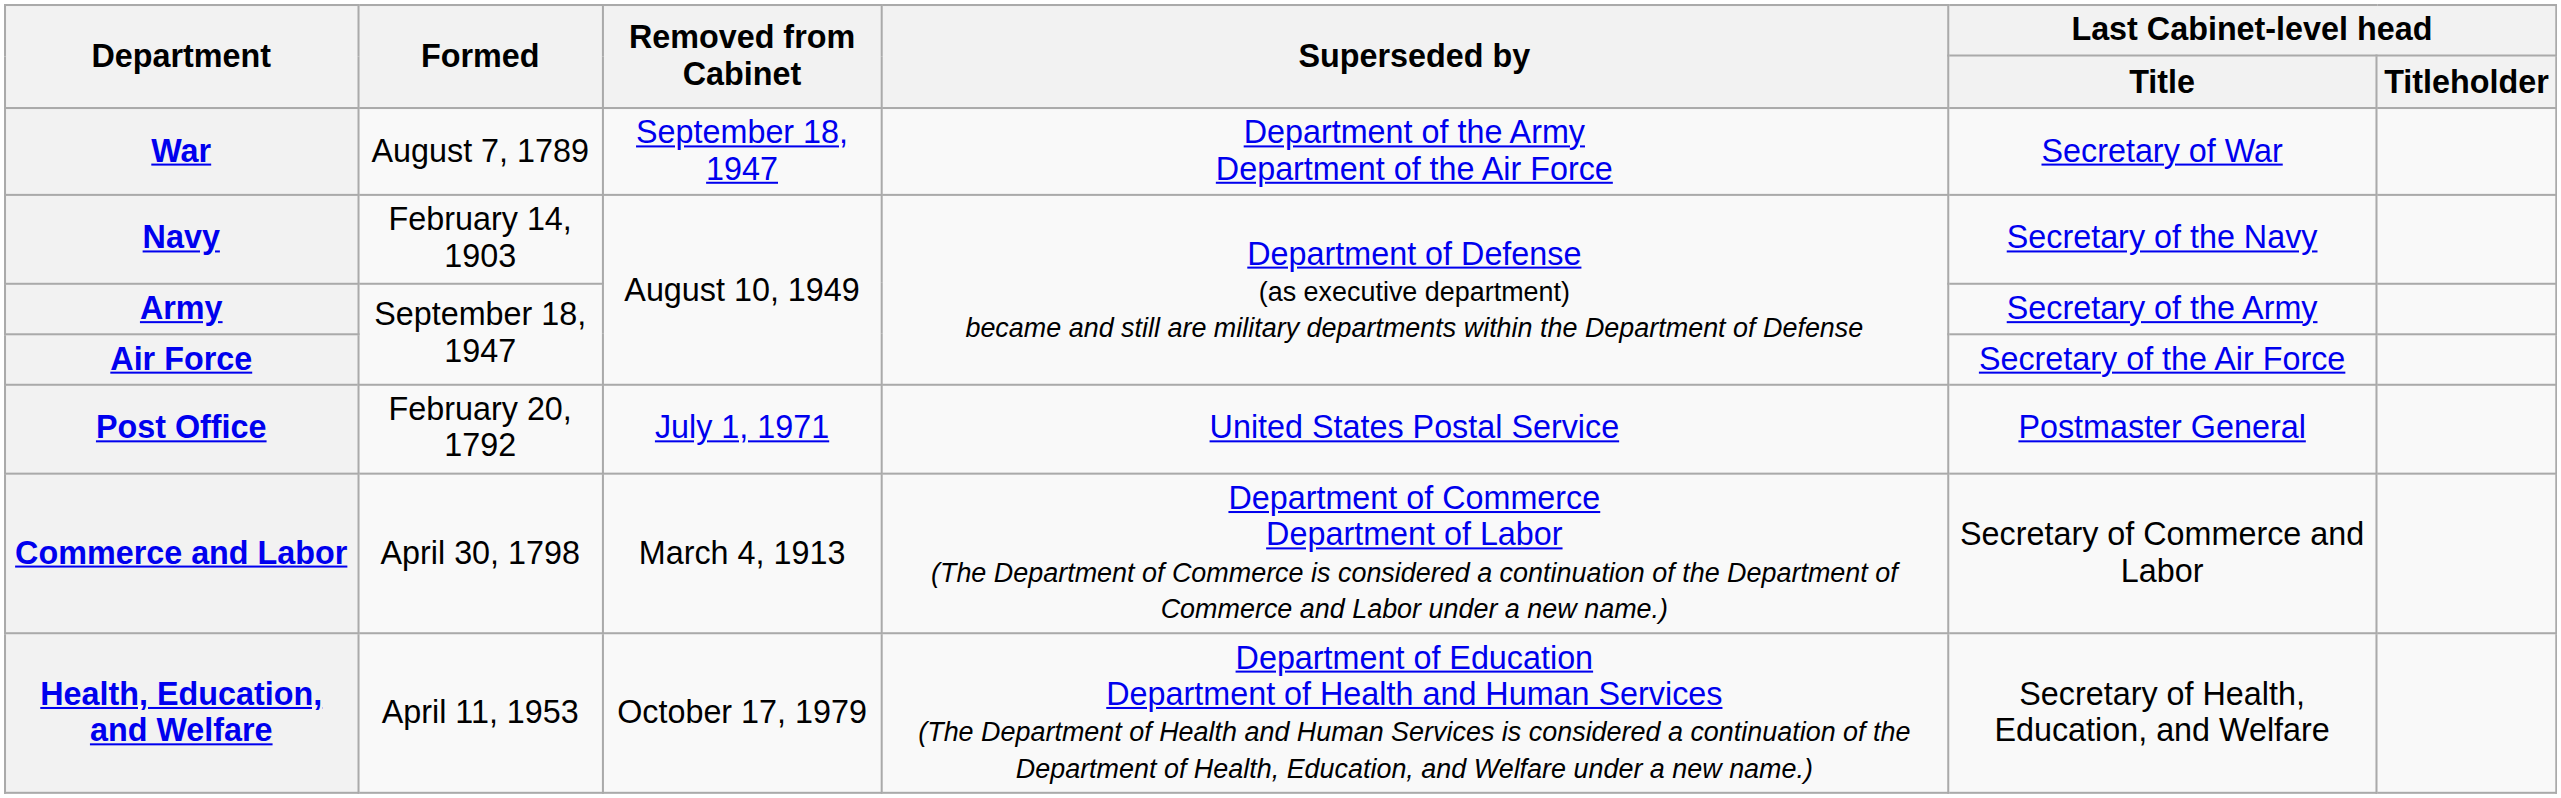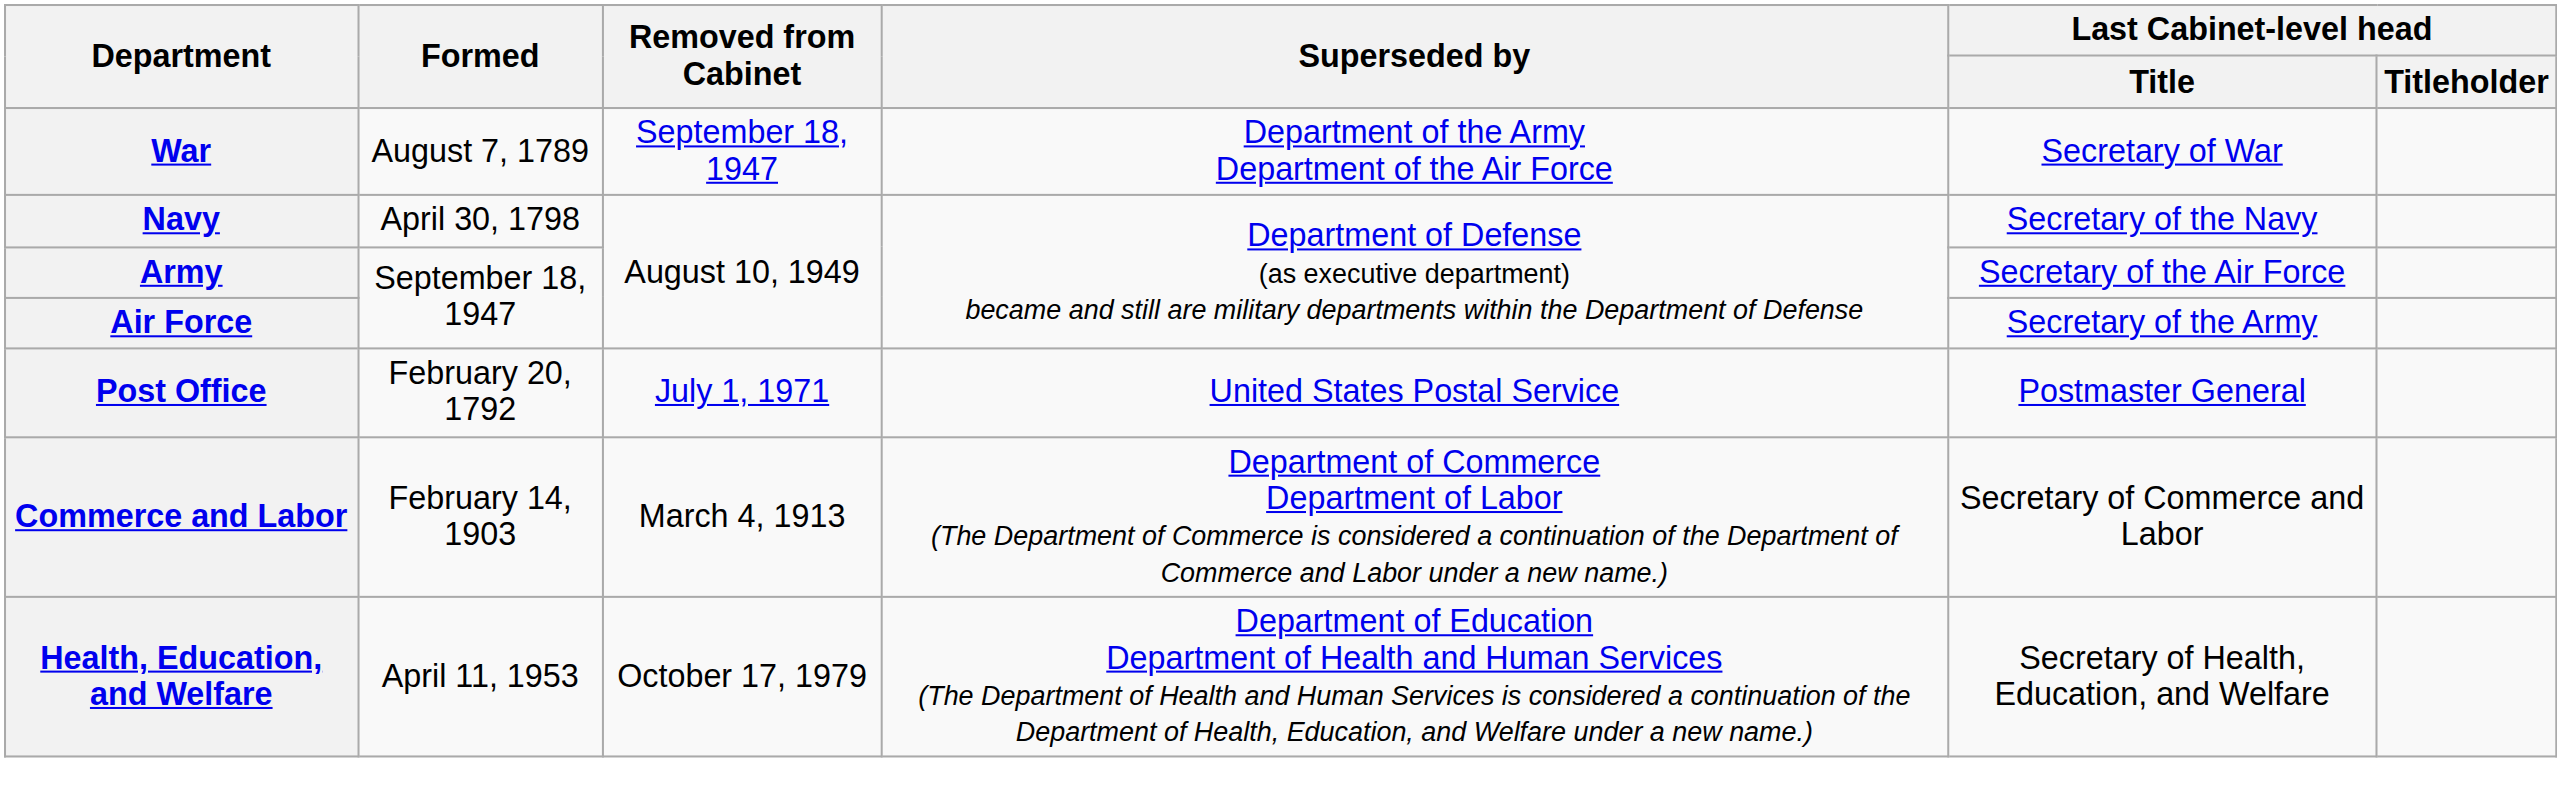(480, 238) February 14, 1903 -> (480, 220) April 30, 1798
(2162, 307) Secretary of the Army -> (2162, 271) Secretary of the Air Force
(2162, 359) Secretary of the Air Force -> (2162, 322) Secretary of the Army
(480, 552) April 30, 1798 -> (480, 516) February 14, 1903
